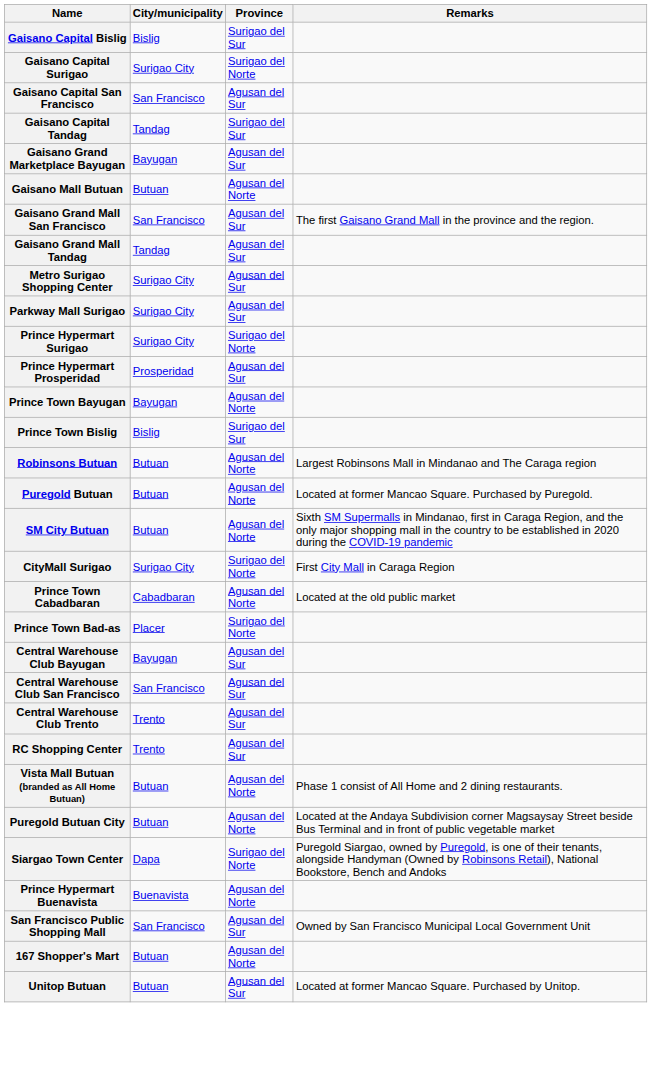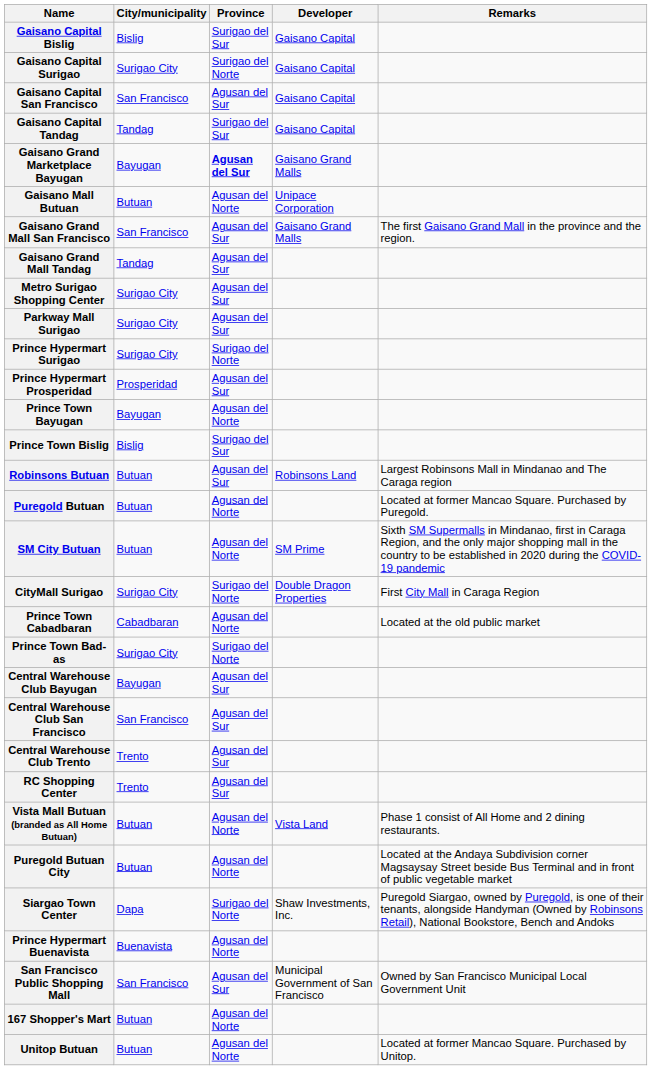+ column: (325, 13)
(256, 159) normal -> (232, 165) bold
(256, 463) Agusan del Norte -> (240, 476) Agusan del Sur
(149, 627) Placer -> (147, 653) Surigao City
(256, 987) Agusan del Sur -> (240, 1050) Agusan del Norte
